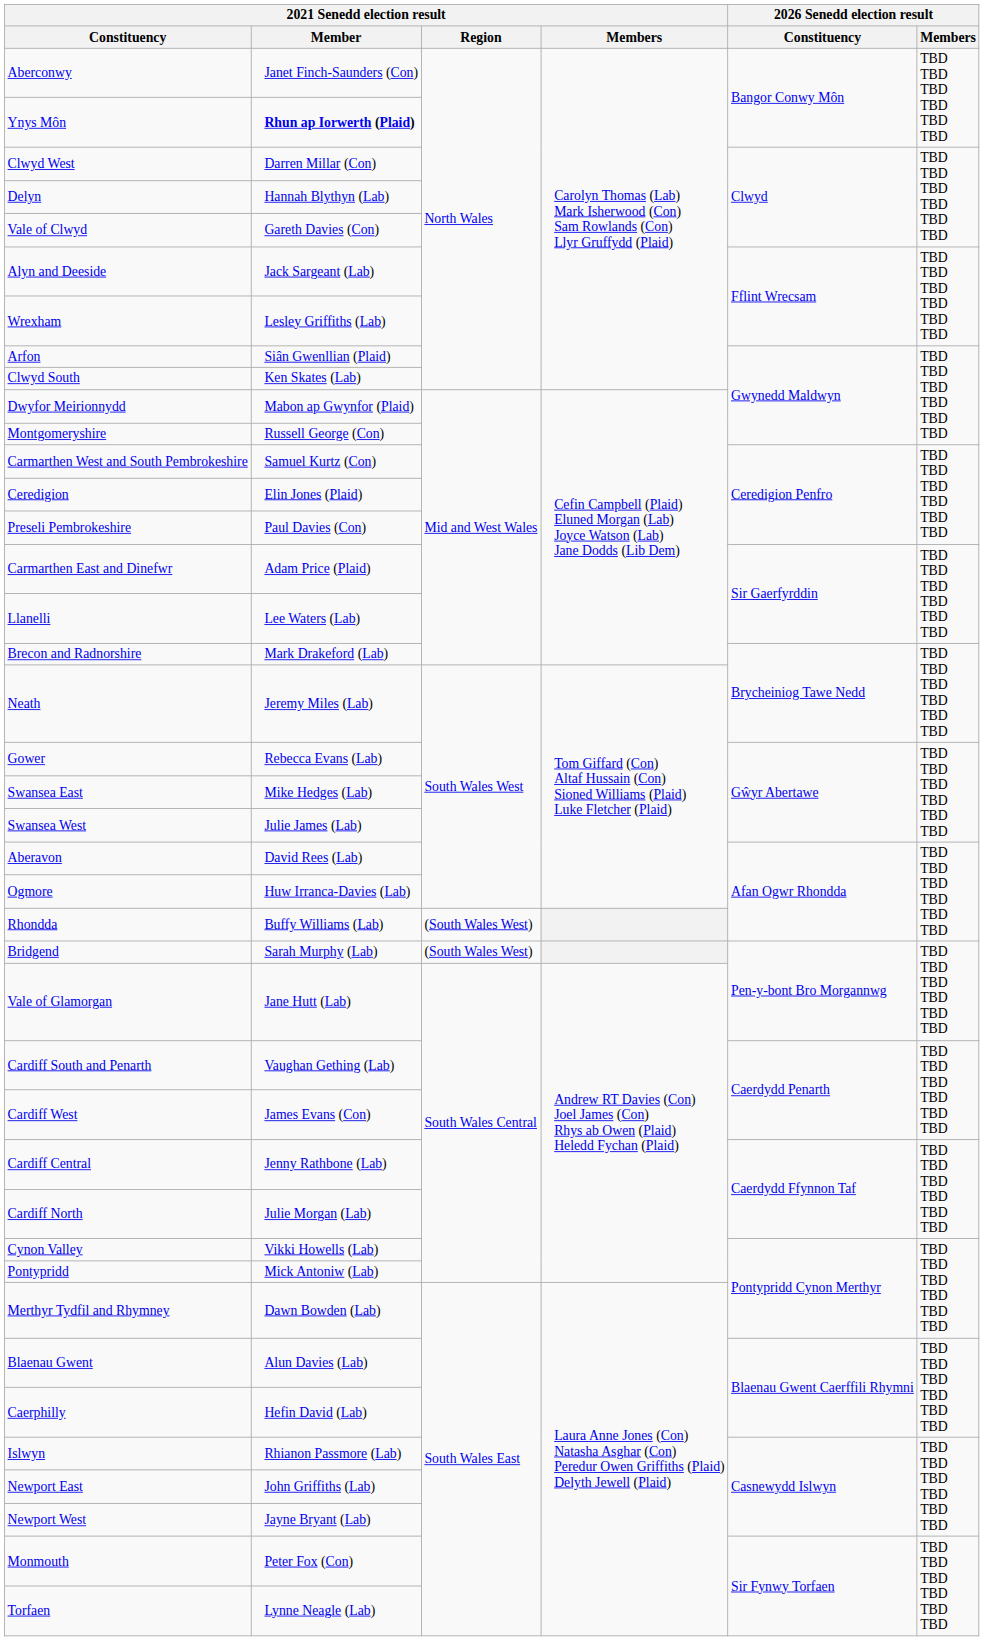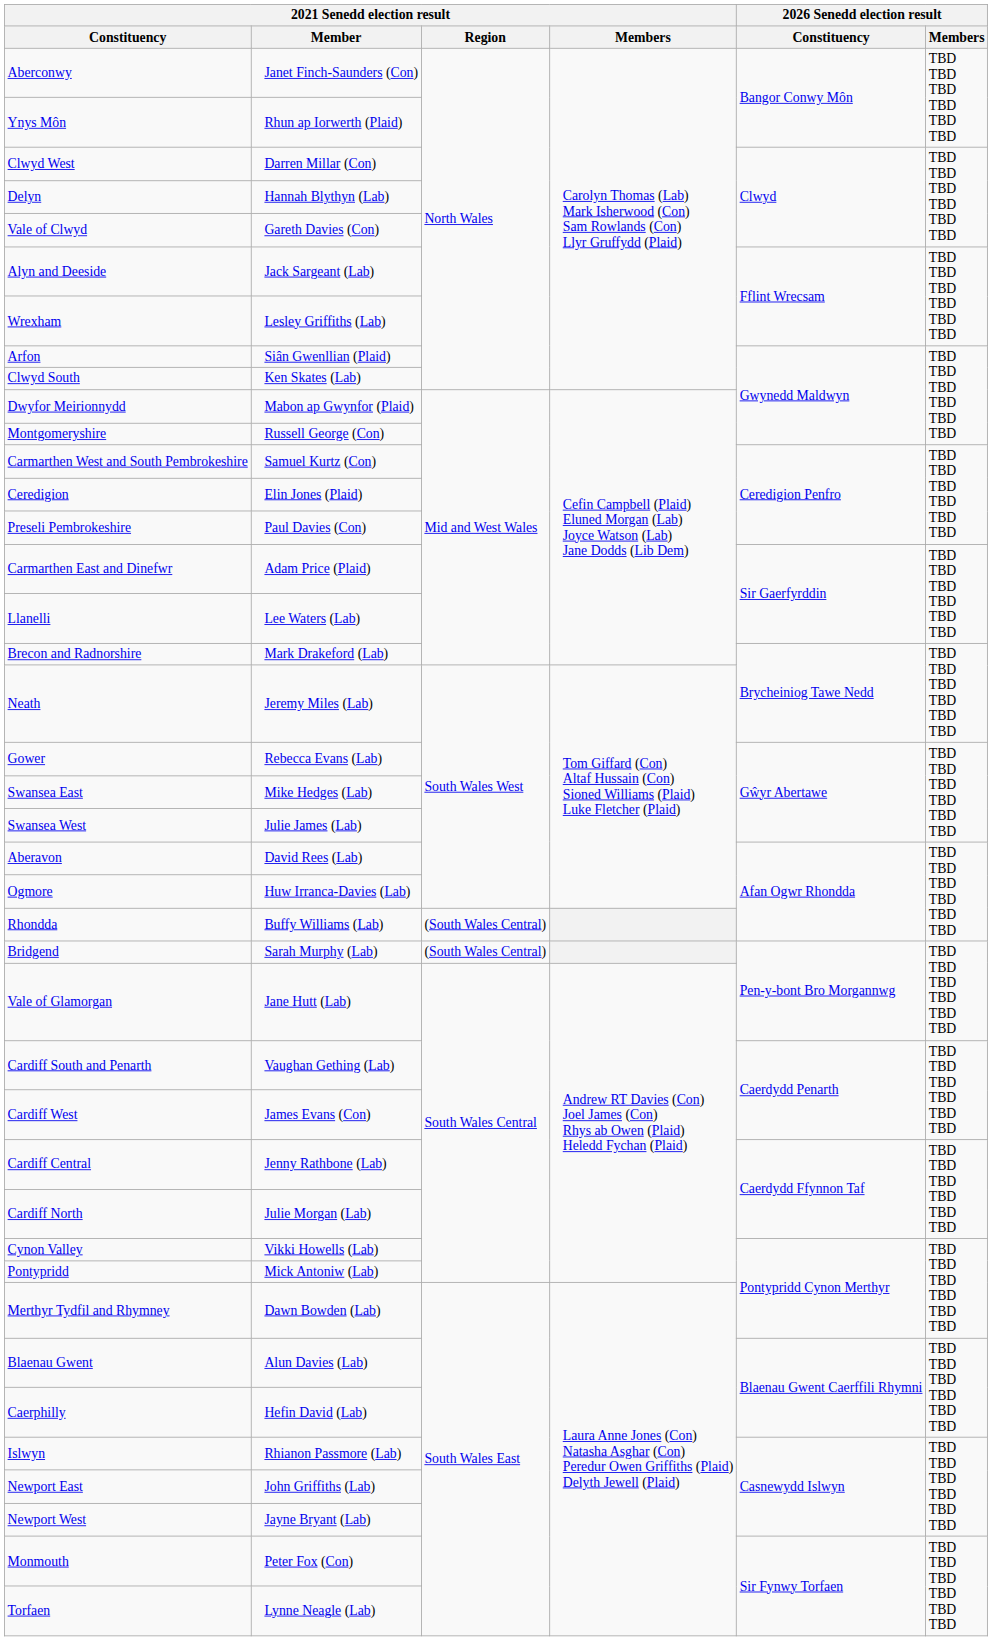(334, 122) bold -> (328, 122) normal
(478, 924) (South Wales West) -> (485, 924) (South Wales Central)
(478, 952) (South Wales West) -> (485, 952) (South Wales Central)
